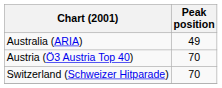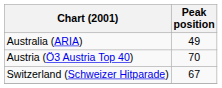(194, 74) 70 -> (194, 74) 67
